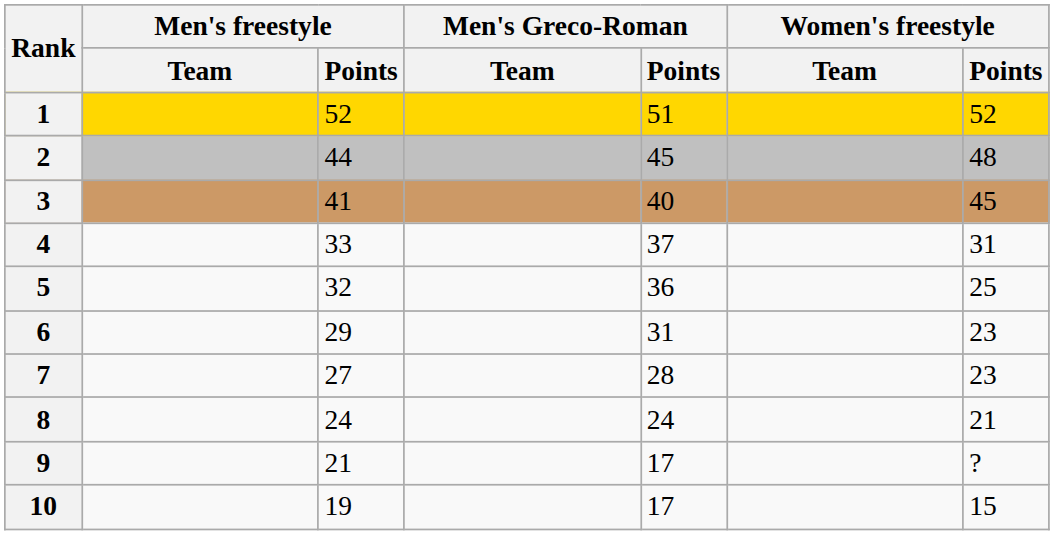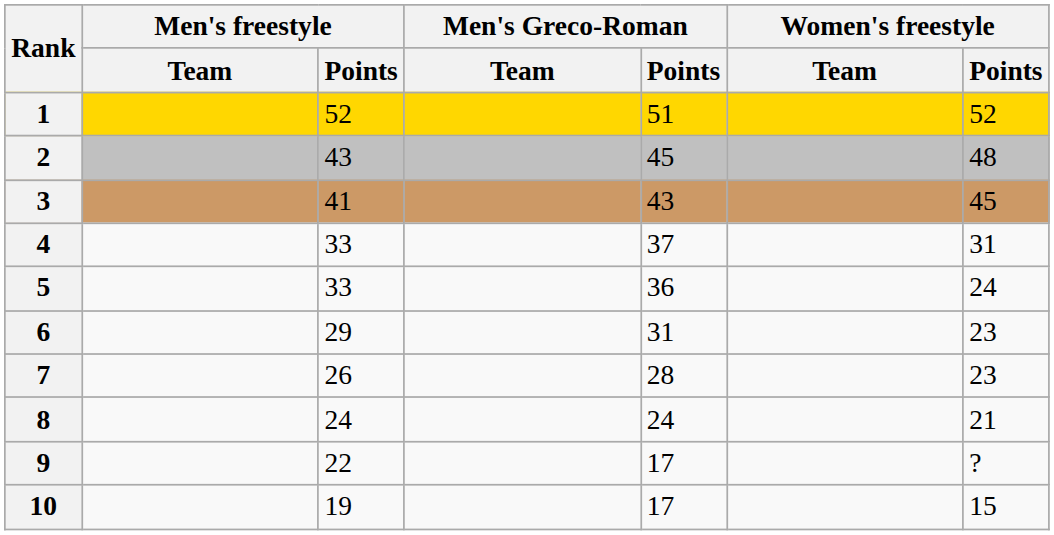(338, 157) 44 -> (338, 157) 43
(661, 200) 40 -> (661, 200) 43
(338, 288) 32 -> (338, 288) 33
(983, 288) 25 -> (983, 288) 24
(338, 375) 27 -> (338, 375) 26
(338, 462) 21 -> (338, 462) 22
